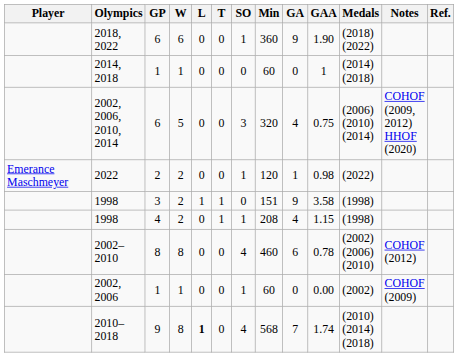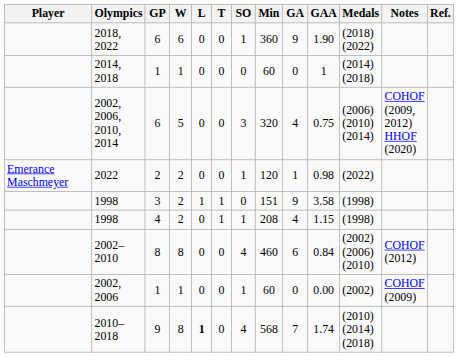(324, 251) 0.78 -> (324, 251) 0.84
